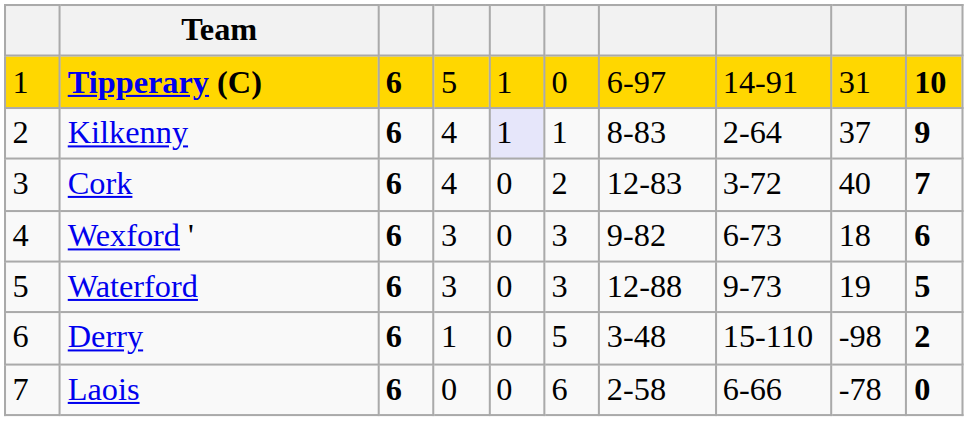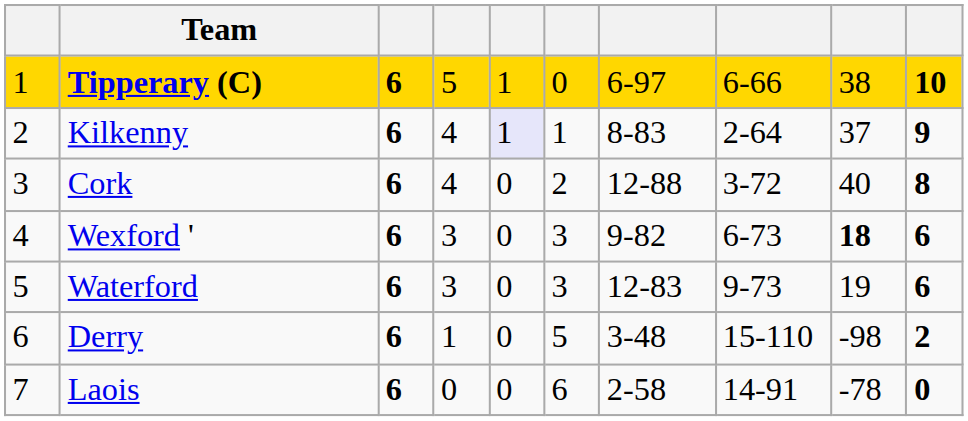(760, 81) 14-91 -> (752, 81) 6-66
(855, 81) 31 -> (855, 81) 38
(645, 183) 12-83 -> (645, 183) 12-88
(922, 183) 7 -> (922, 183) 8
(855, 235) normal -> (855, 235) bold
(645, 286) 12-88 -> (645, 286) 12-83
(922, 286) 5 -> (922, 286) 6
(752, 388) 6-66 -> (760, 388) 14-91
